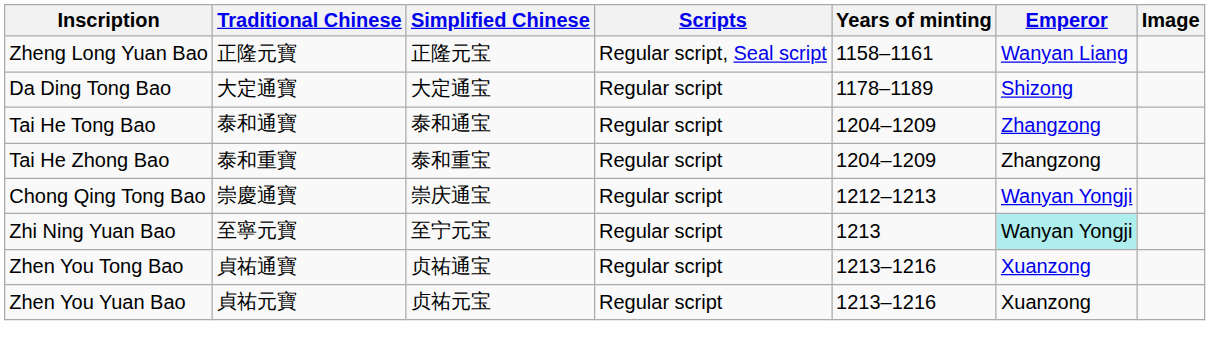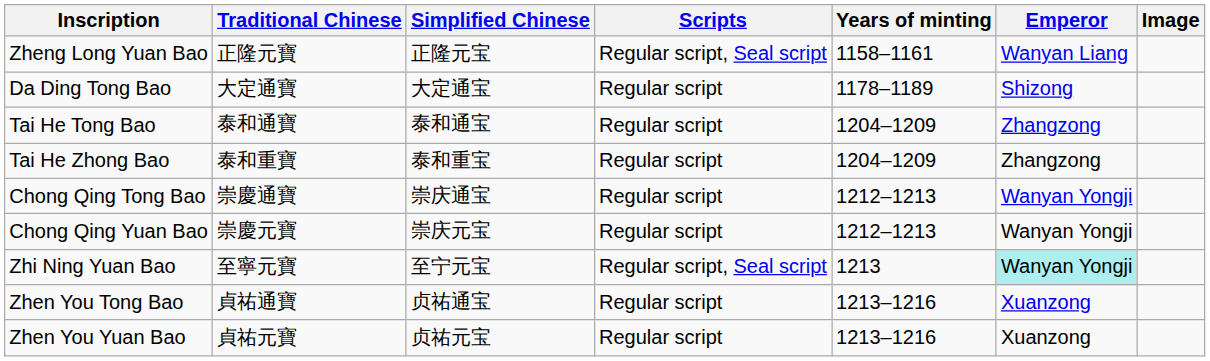+ row: (109, 231)
(661, 231) Regular script -> (713, 266) Regular script, Seal script
